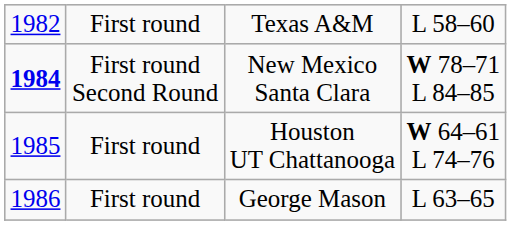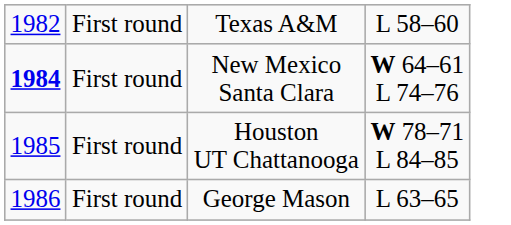(145, 77) First round Second Round -> (127, 77) First round
(453, 77) W 78–71 L 84–85 -> (417, 77) W 64–61 L 74–76
(453, 145) W 64–61 L 74–76 -> (417, 145) W 78–71 L 84–85
